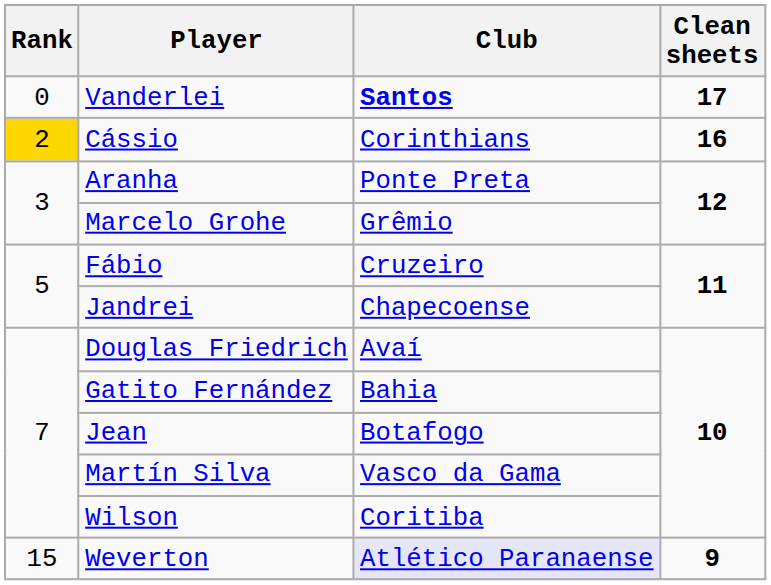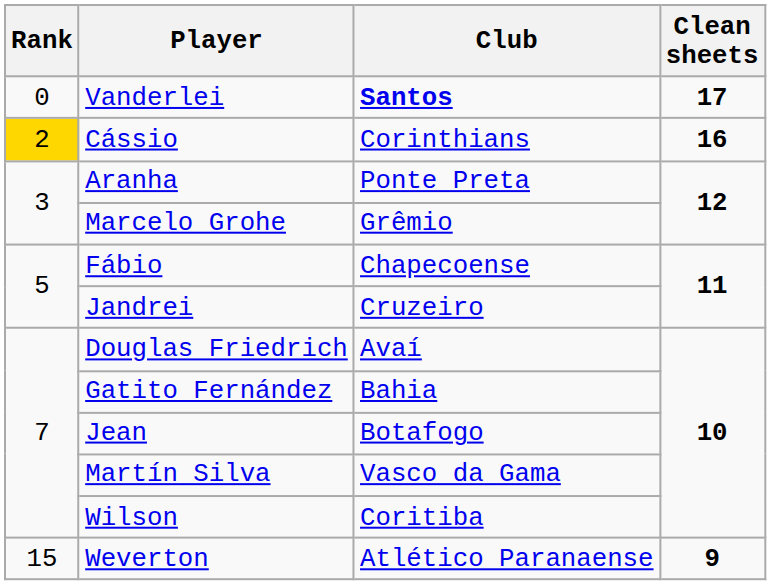(422, 265) Cruzeiro -> (445, 265) Chapecoense
(445, 307) Chapecoense -> (422, 307) Cruzeiro
(507, 559) lavender background -> (507, 559) no background
